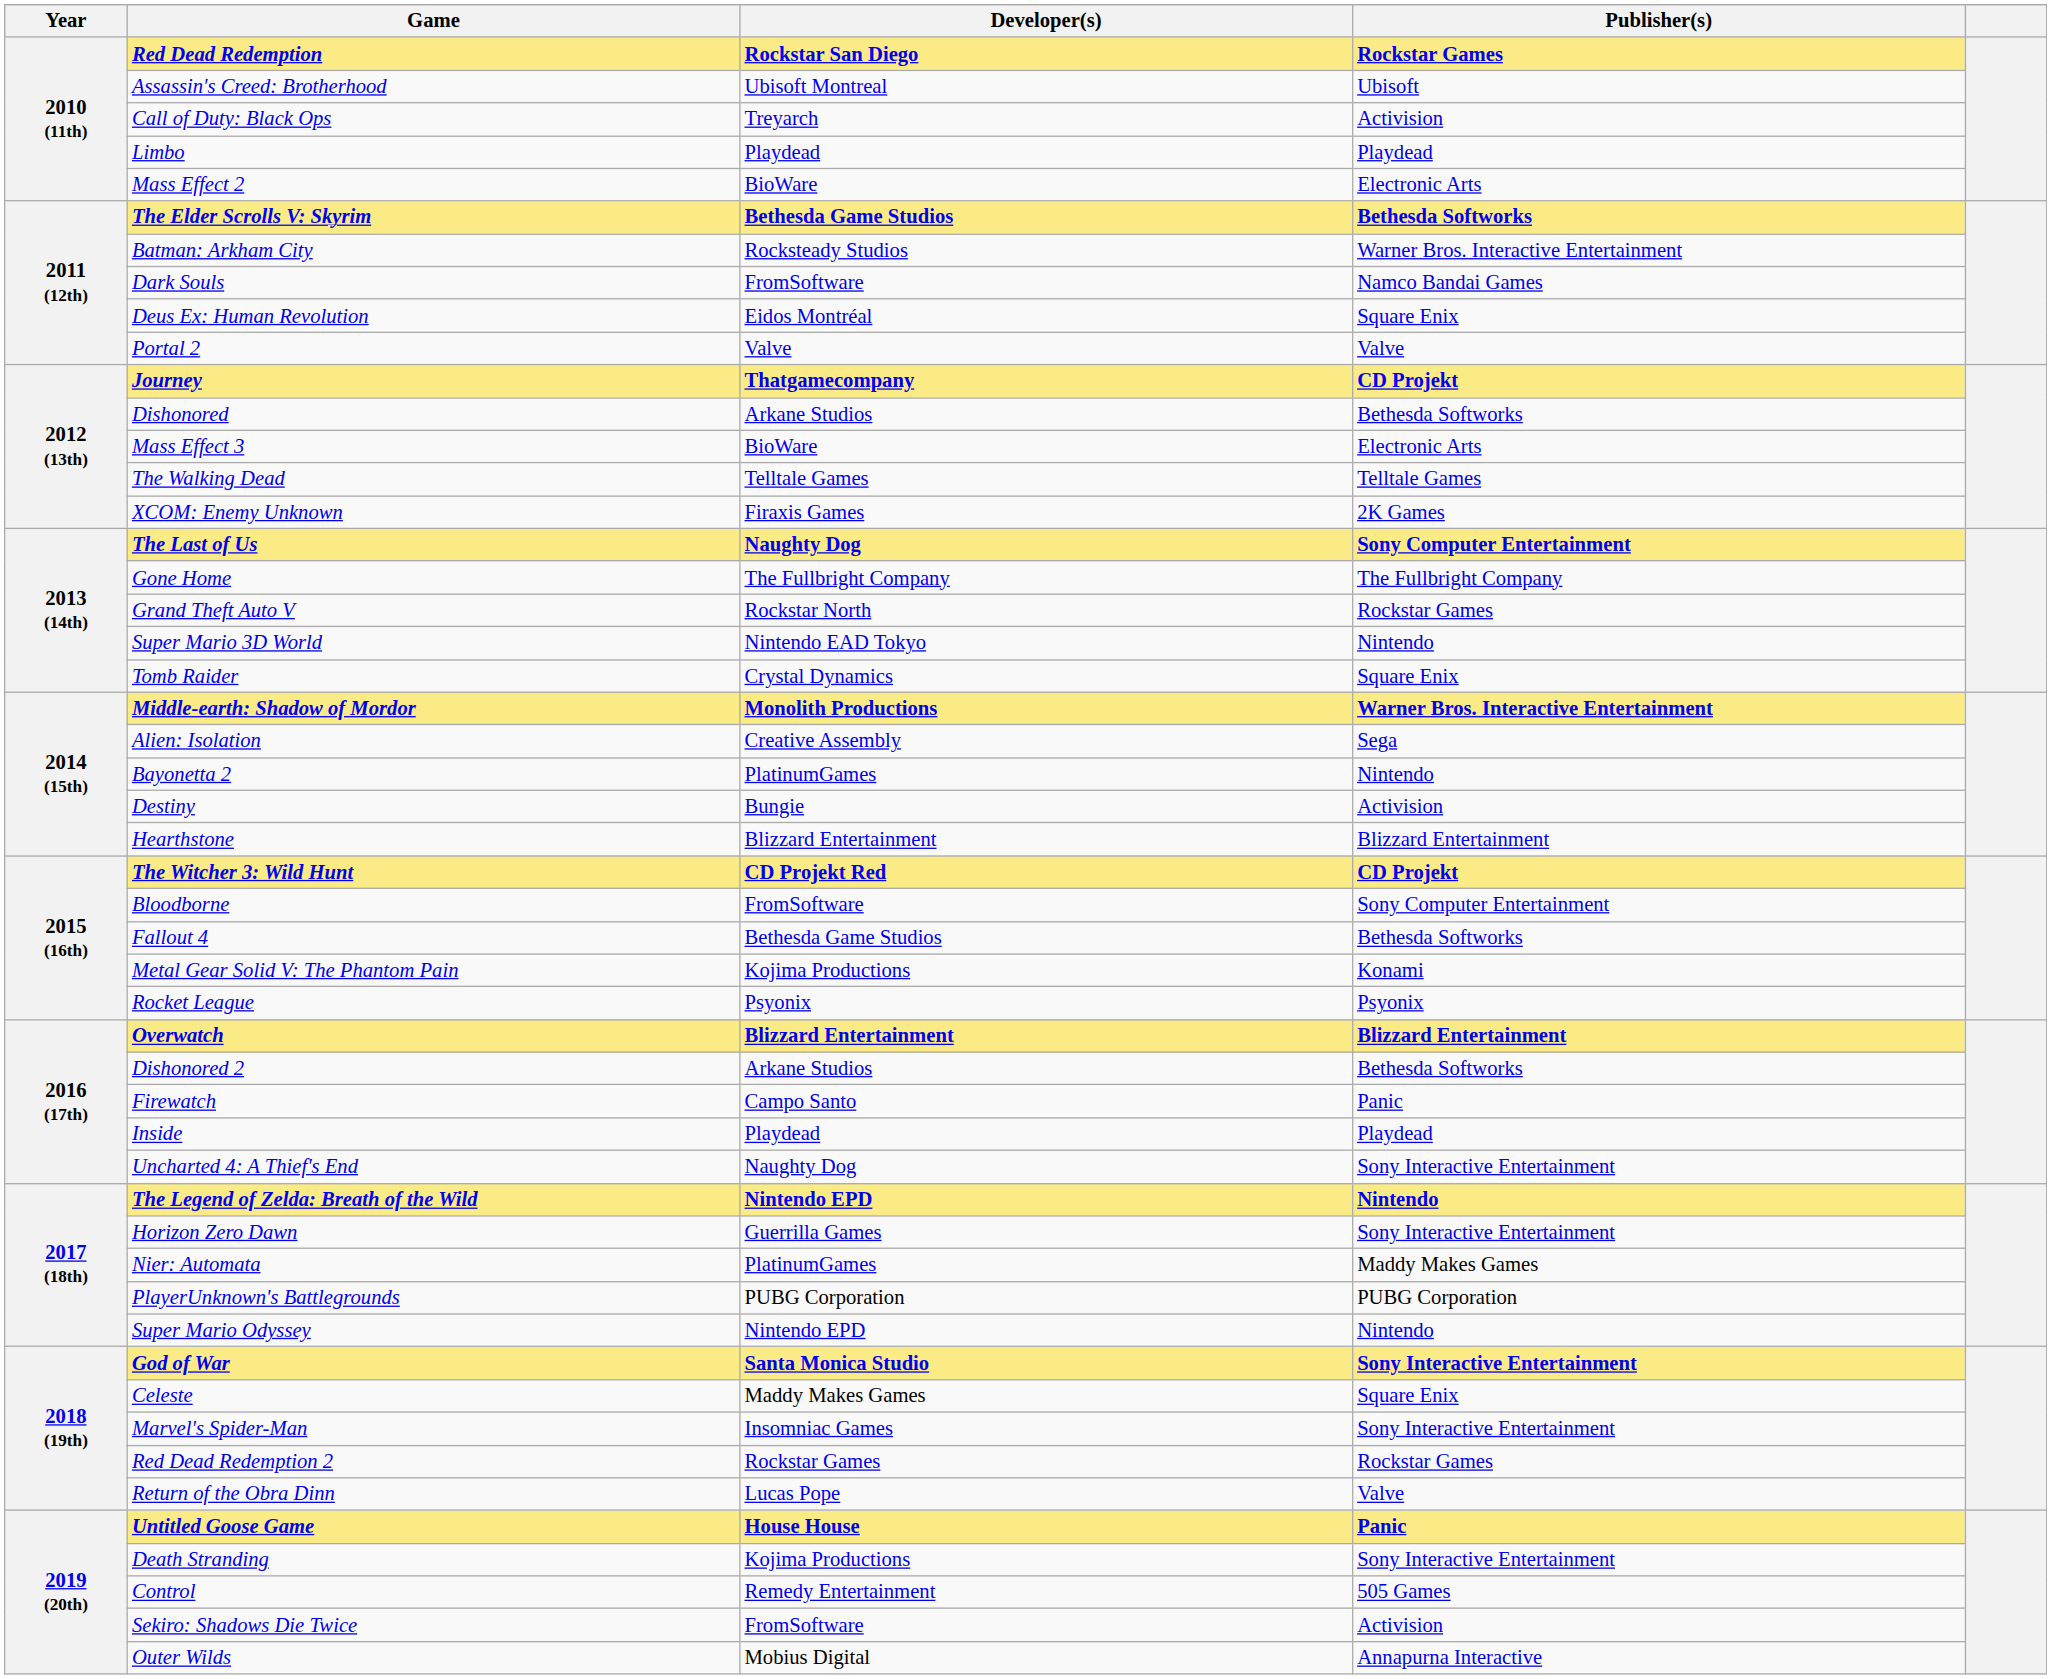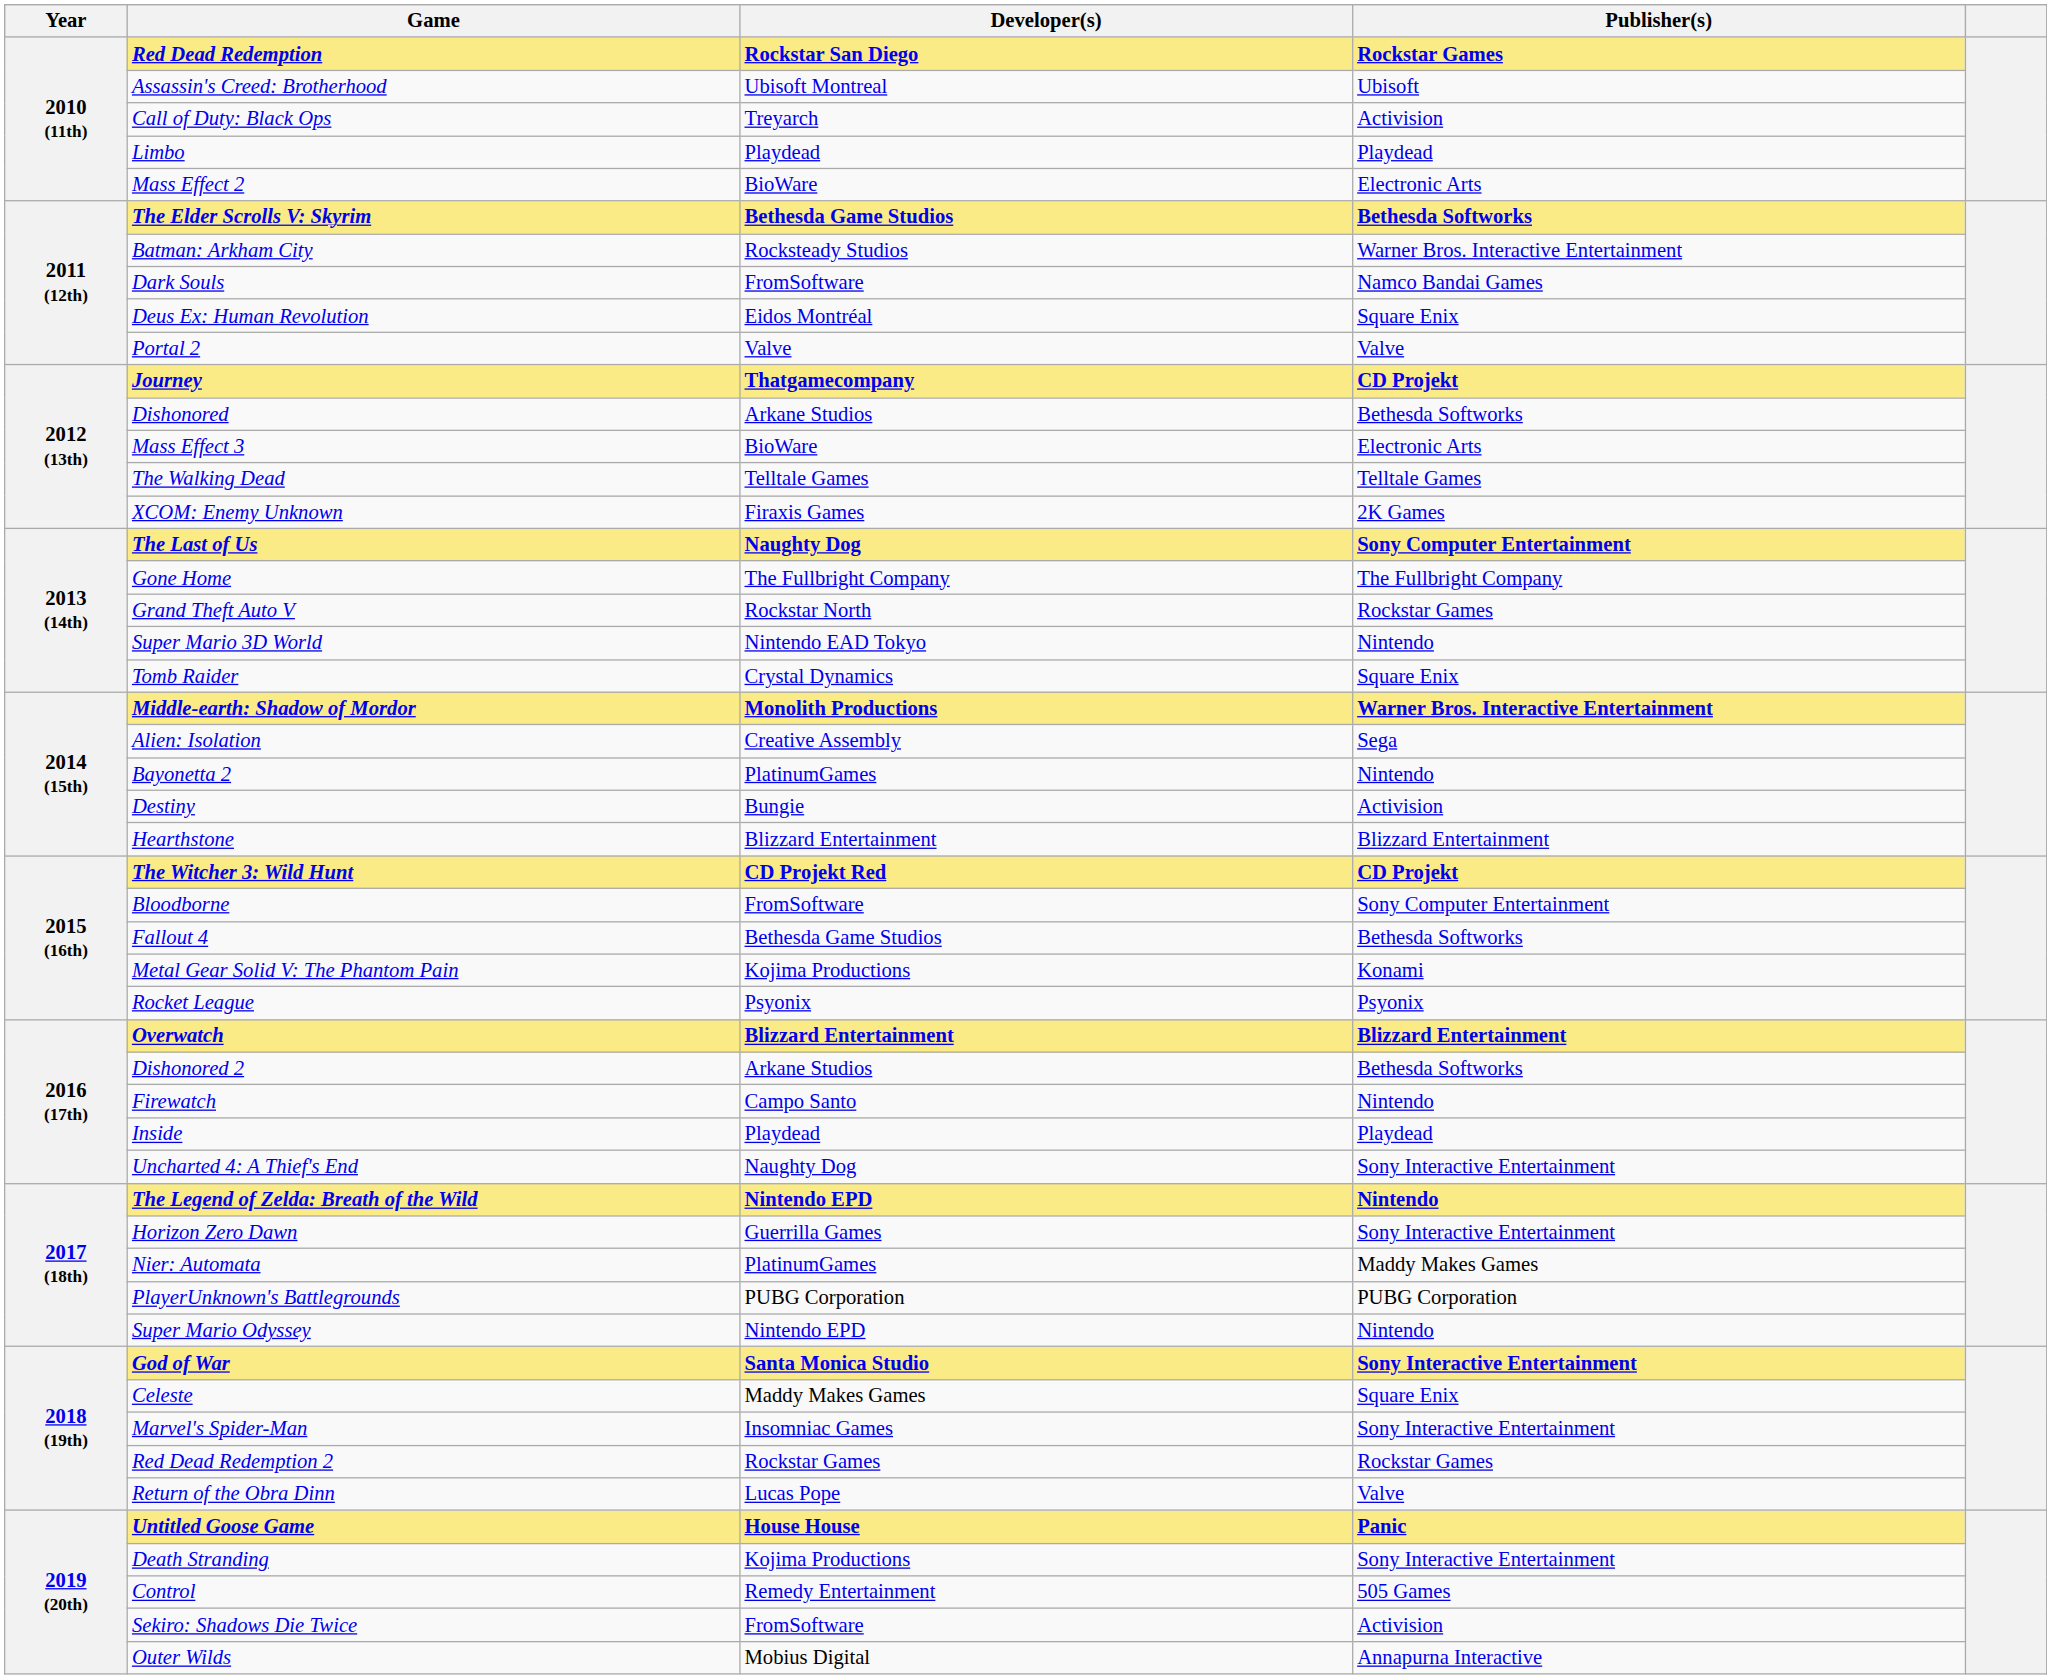(1380, 1101) Panic -> (1396, 1101) Nintendo
